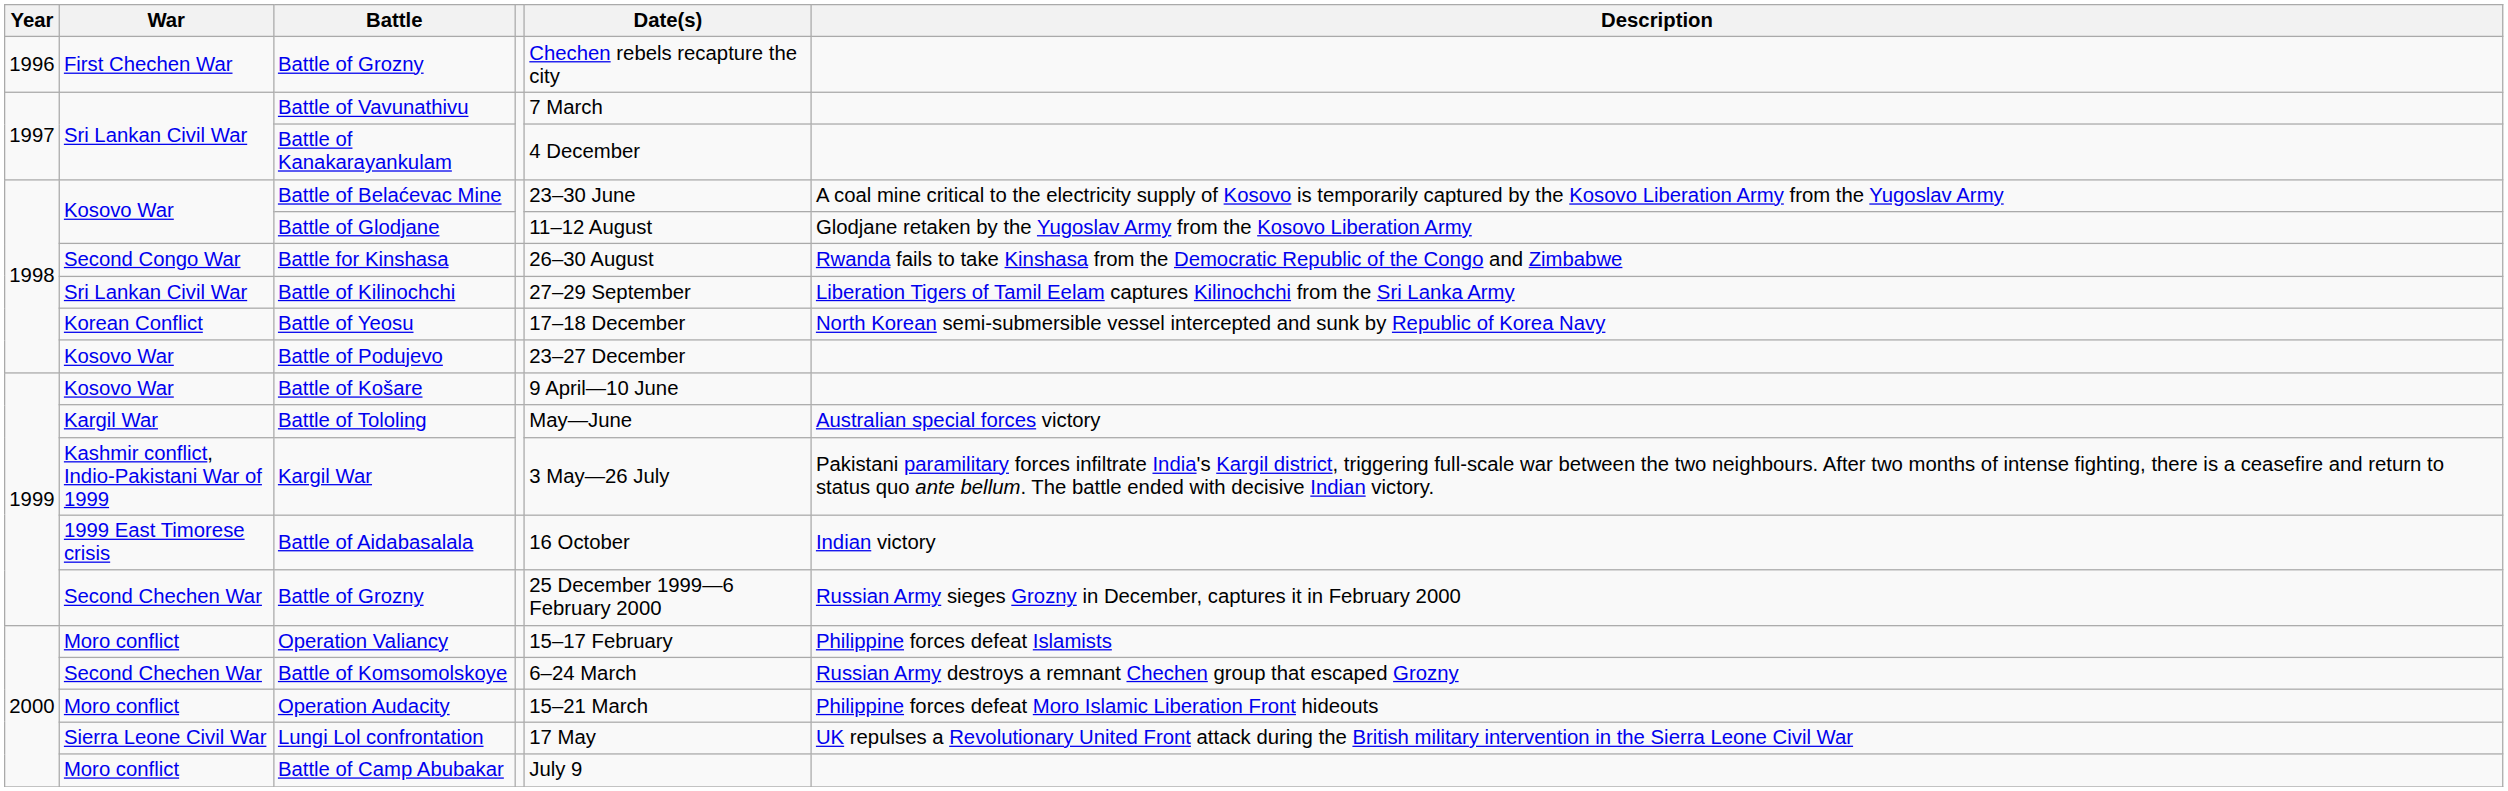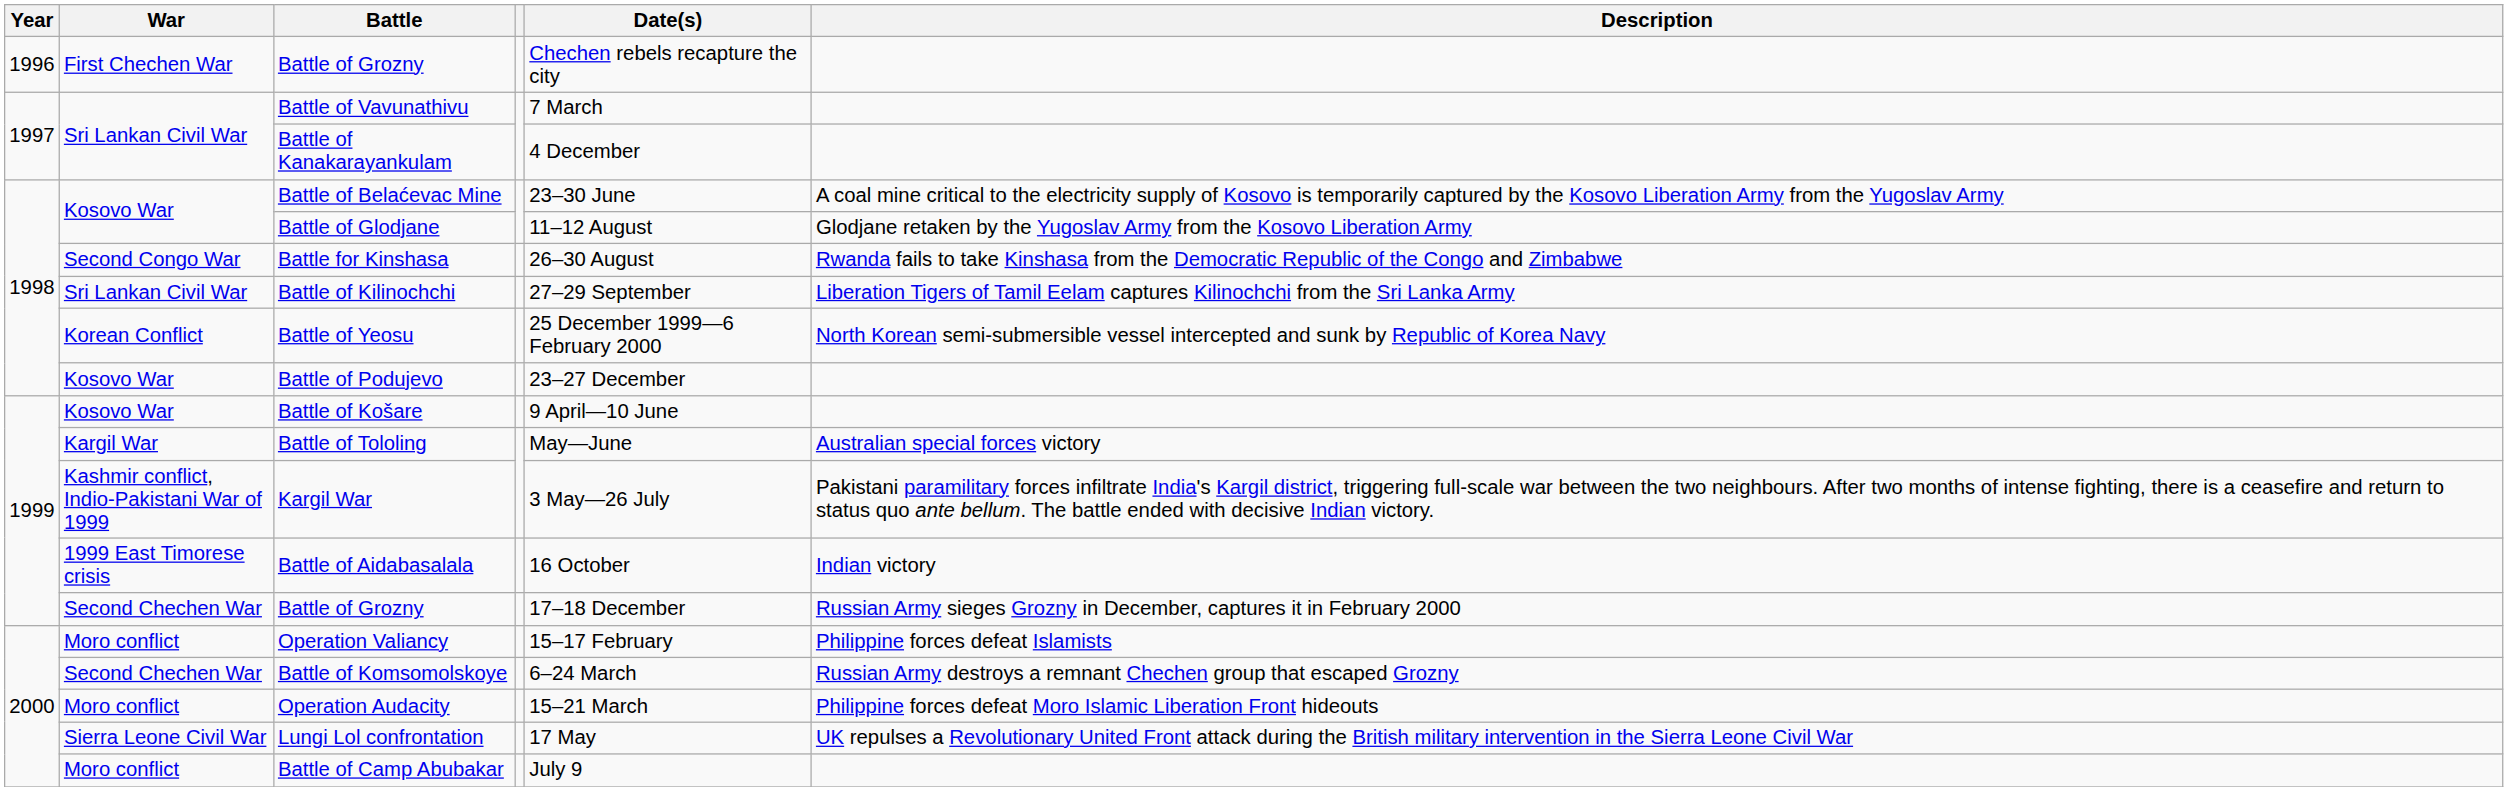(607, 324) 17–18 December -> (632, 335) 25 December 1999—6 February 2000
(632, 597) 25 December 1999—6 February 2000 -> (607, 608) 17–18 December
